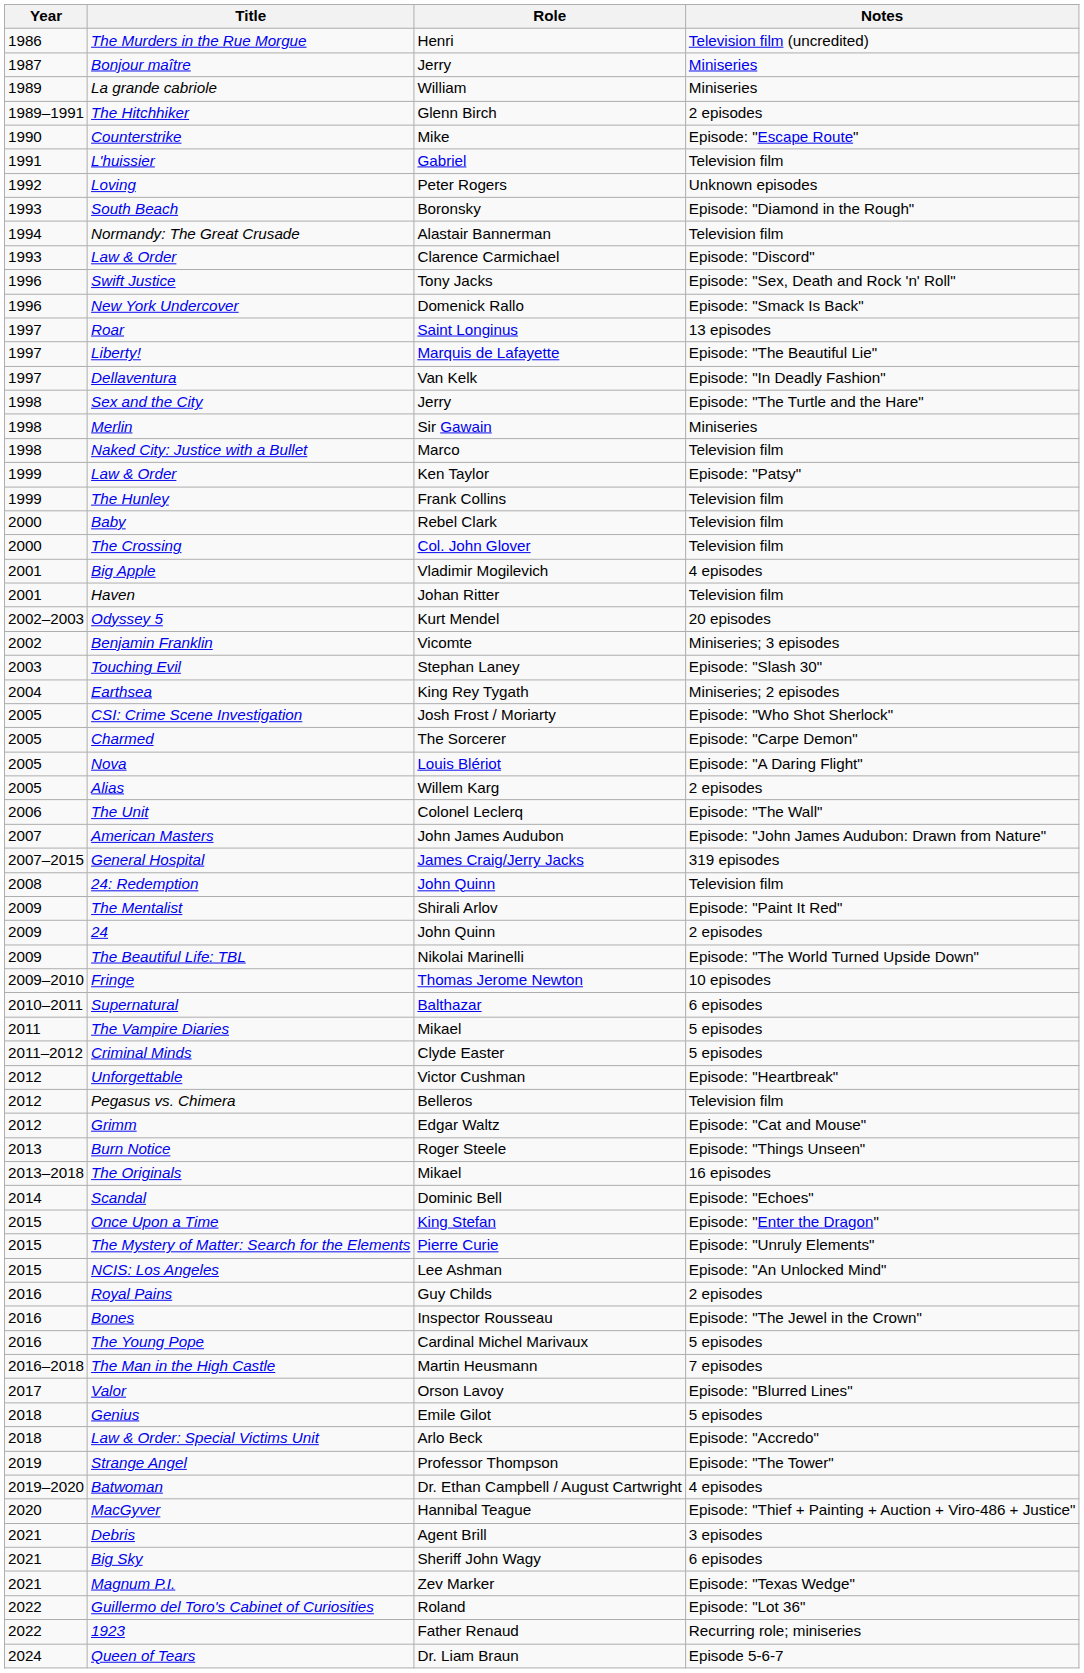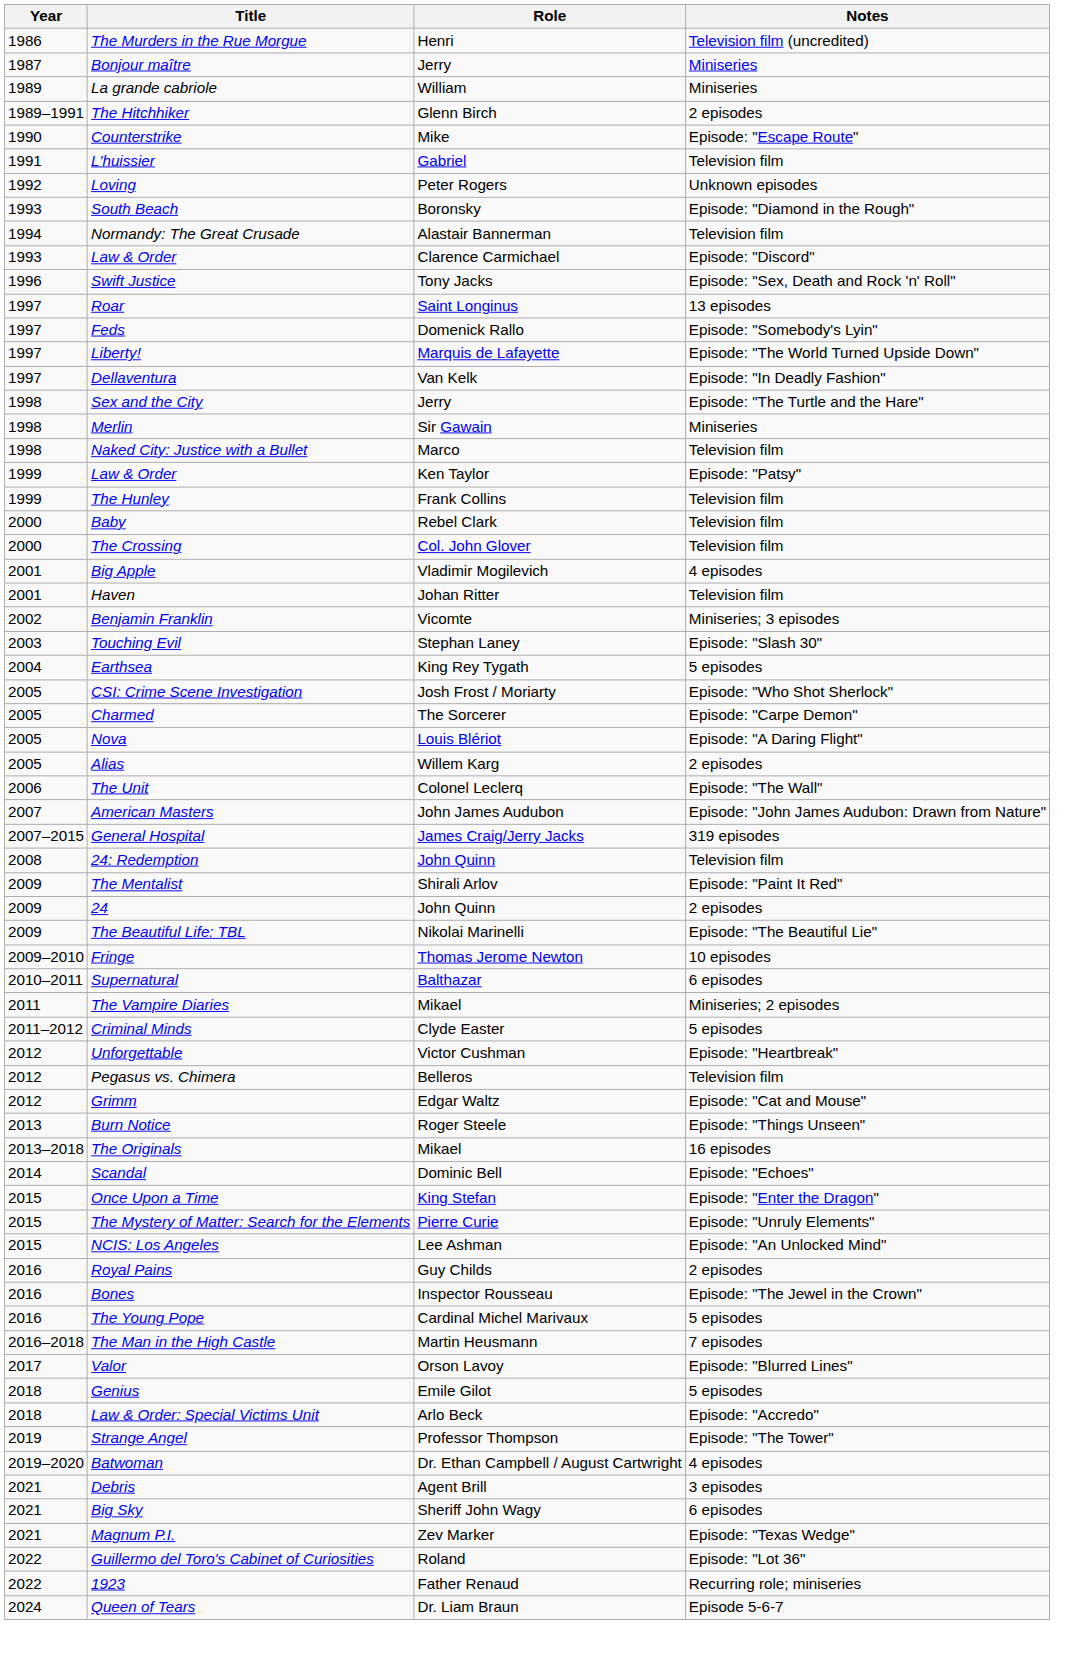- row: (165, 305)
+ row: (108, 329)
(783, 354) Episode: "The Beautiful Lie" -> (834, 354) Episode: "The World Turned Upside Down"
- row: (127, 619)
(764, 691) Miniseries; 2 episodes -> (726, 667) 5 episodes
(834, 956) Episode: "The World Turned Upside Down" -> (783, 932) Episode: "The Beautiful Lie"
(726, 1029) 5 episodes -> (764, 1004) Miniseries; 2 episodes
- row: (126, 1511)
